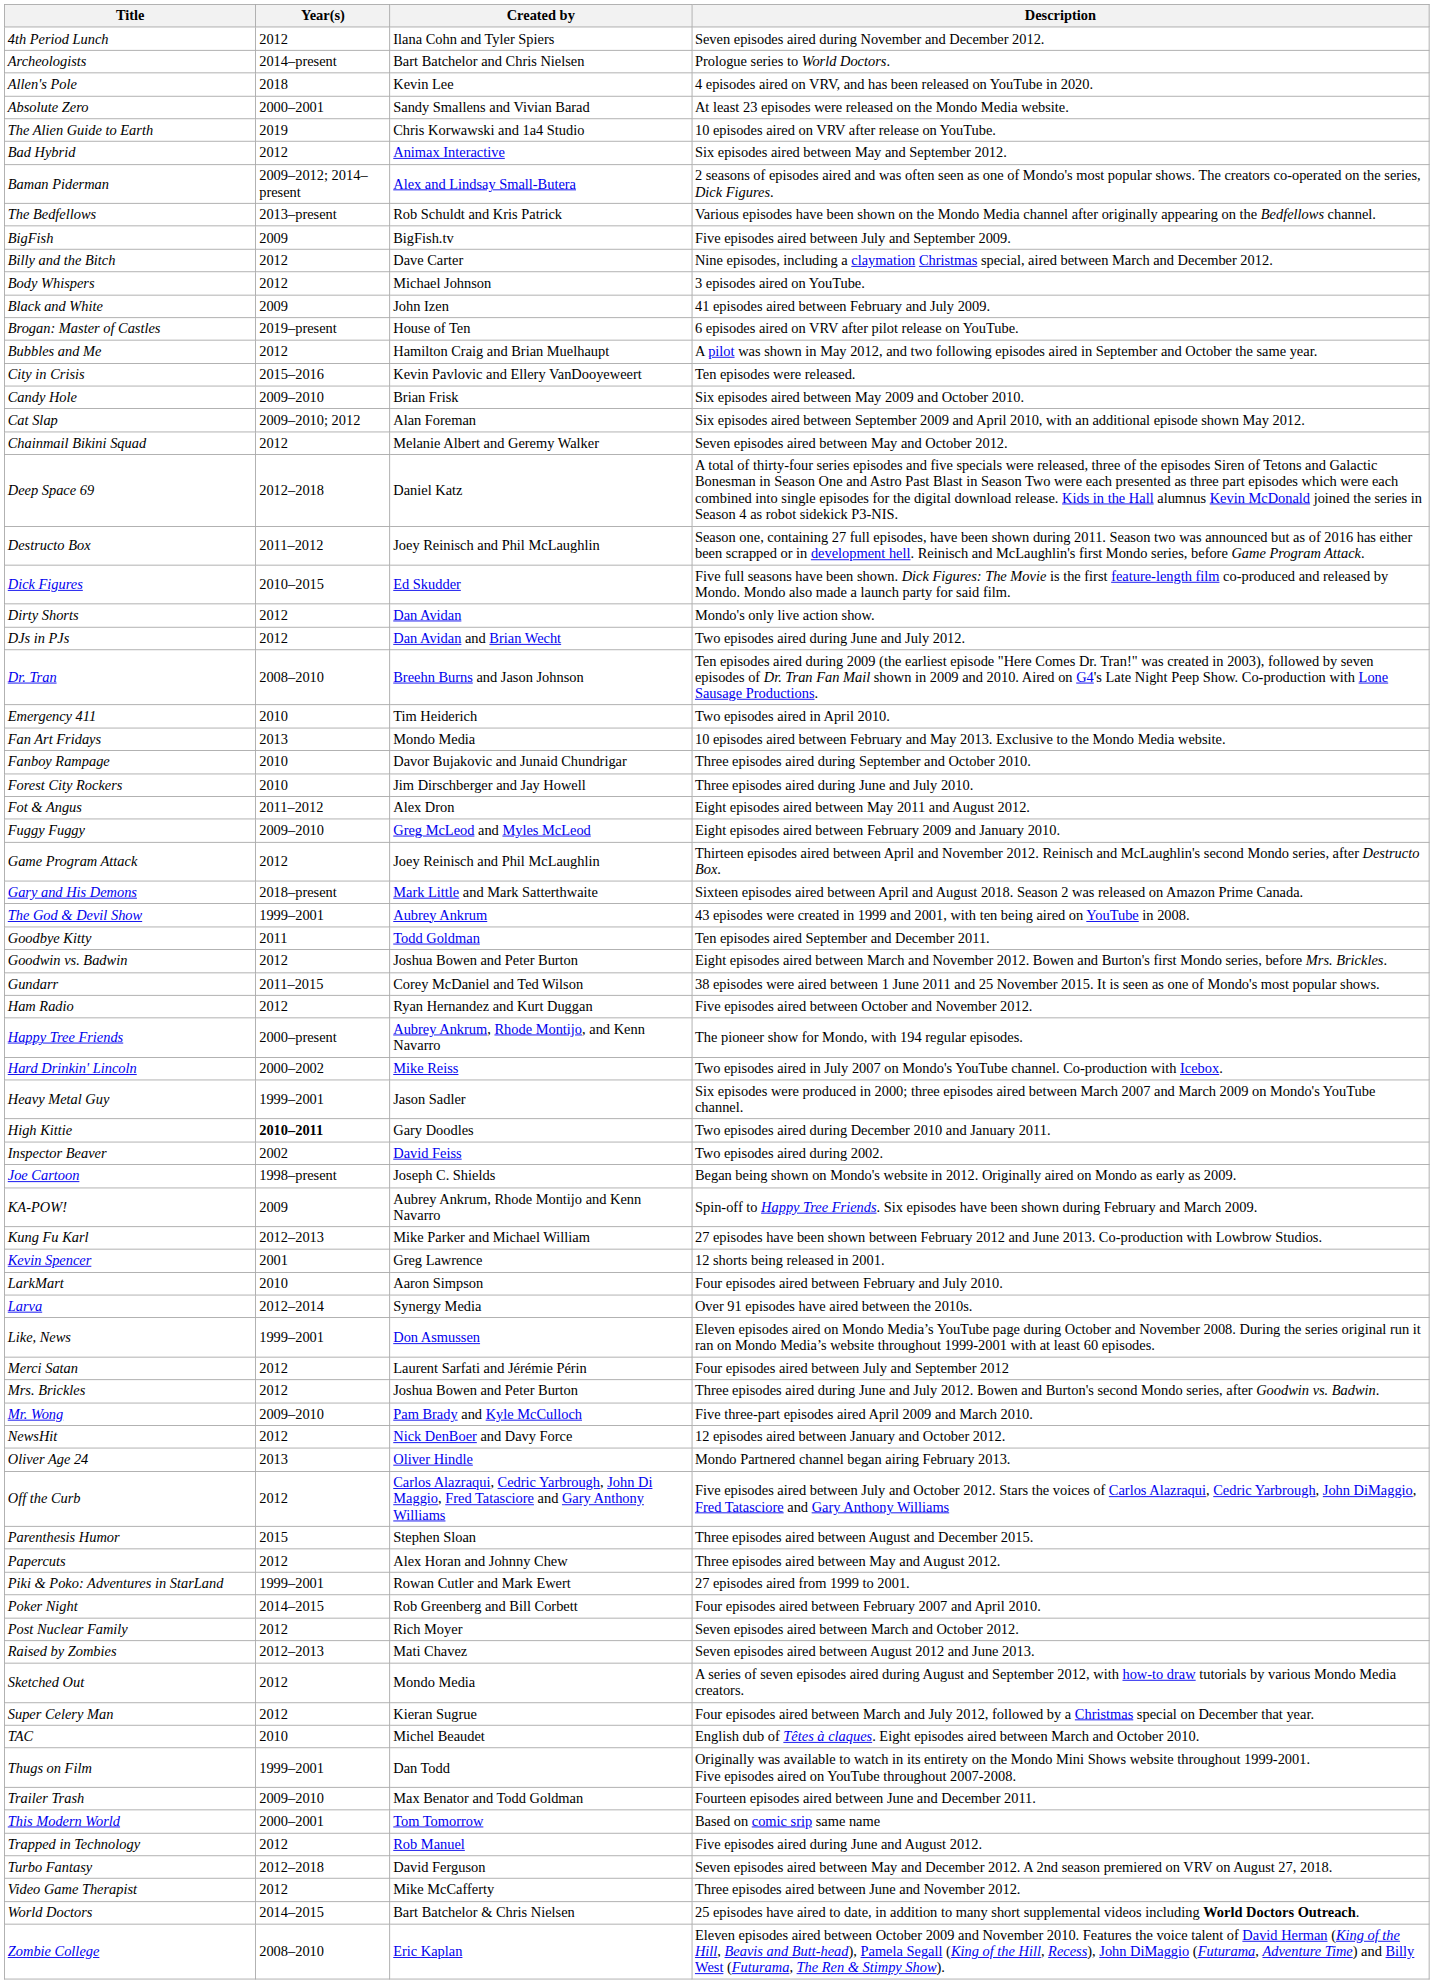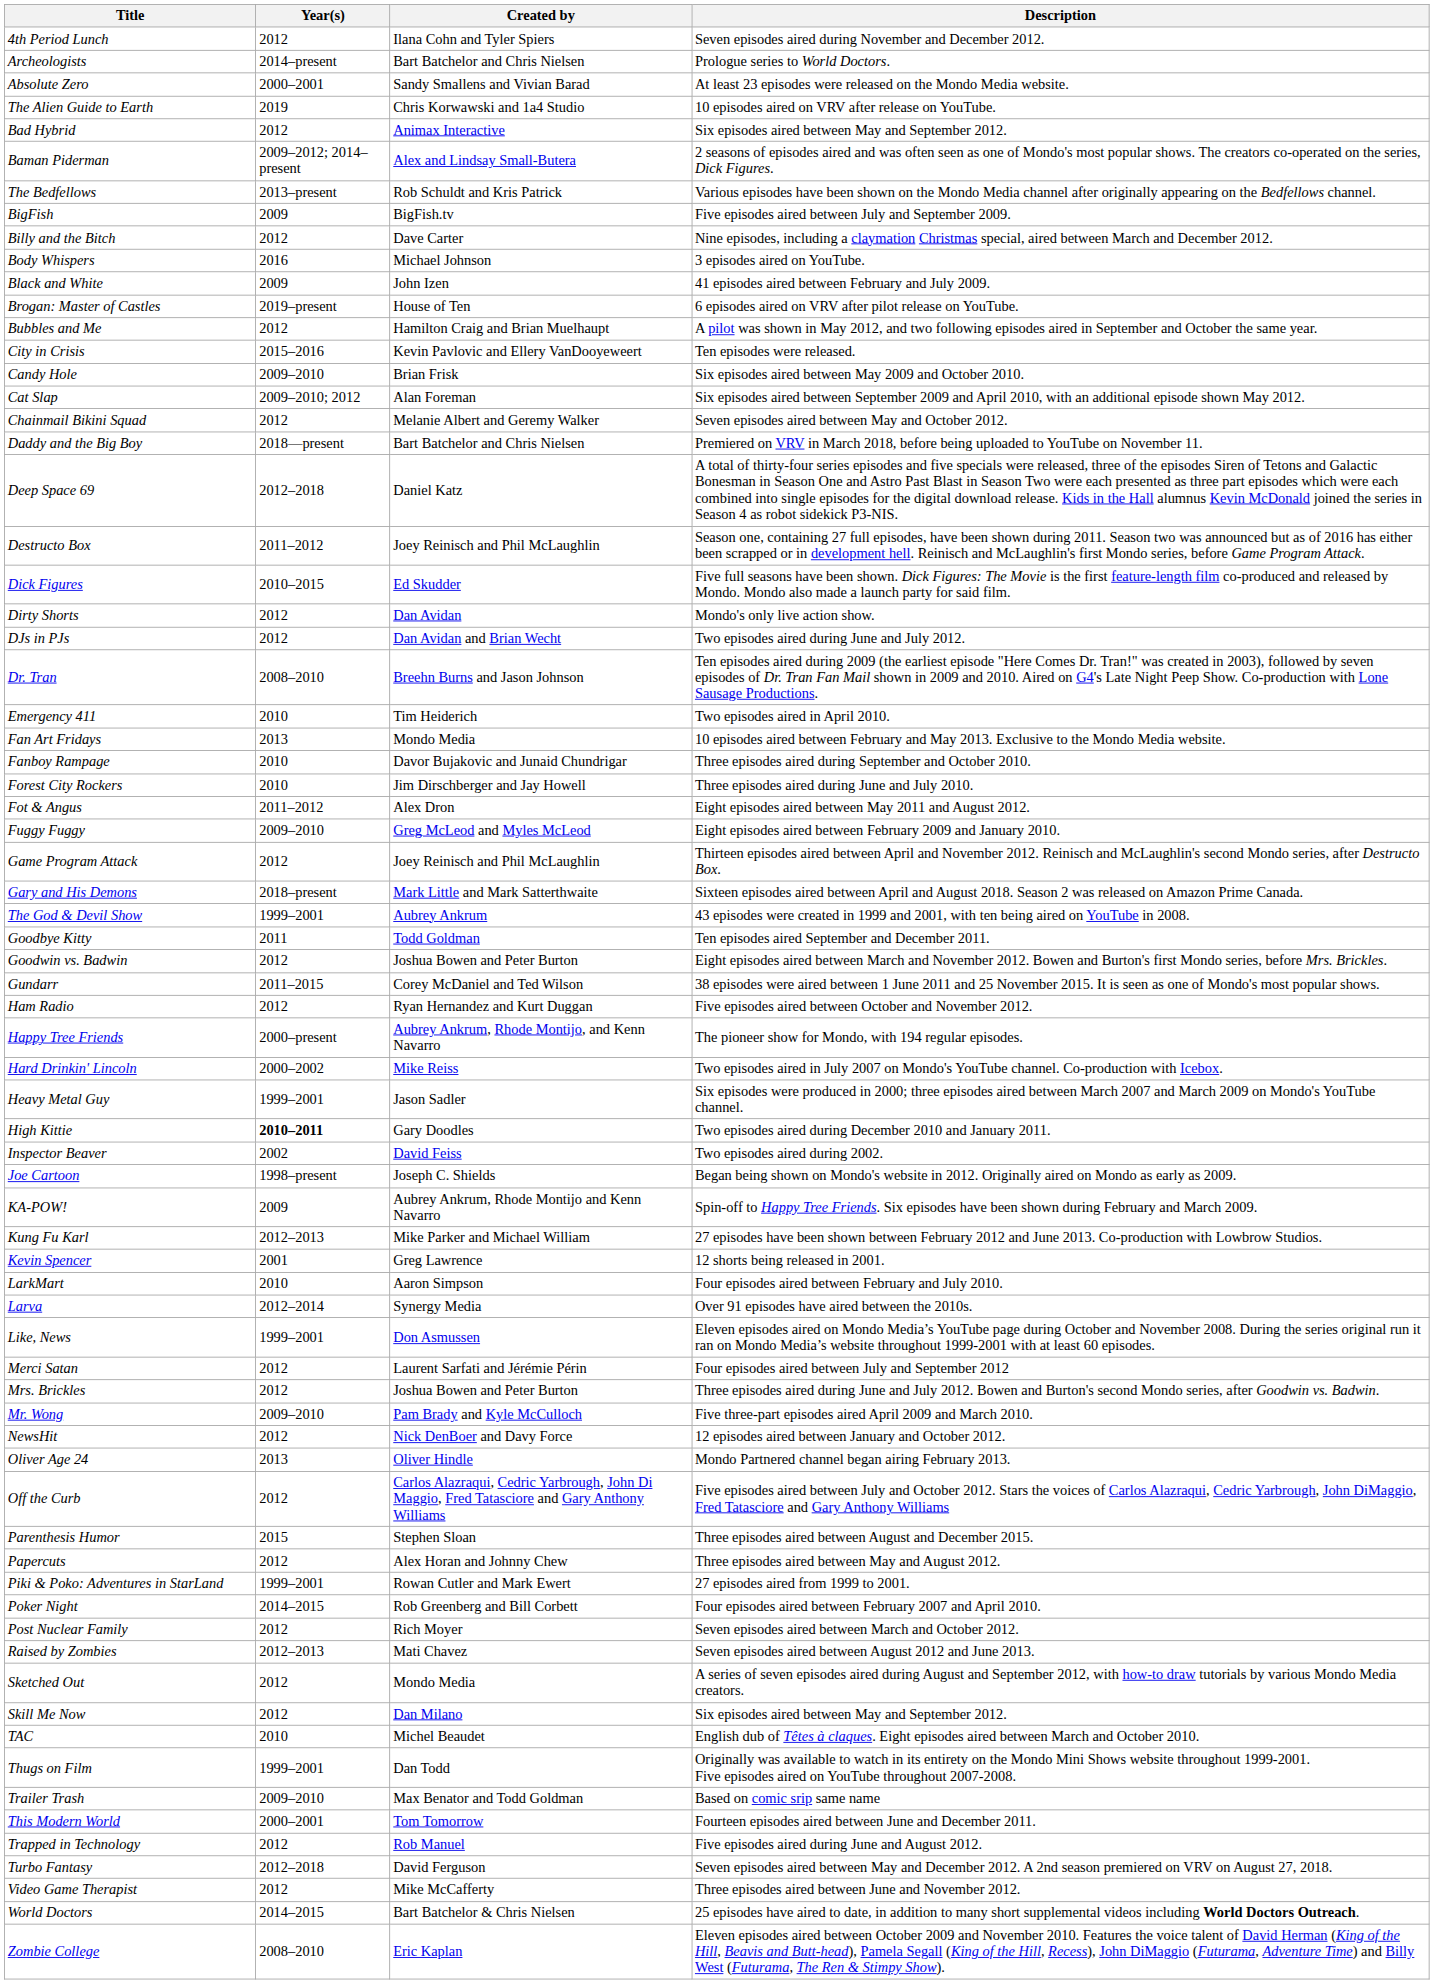- row: (42, 84)
(274, 283) 2012 -> (274, 260) 2016
+ row: (75, 443)
+ row: (47, 1713)
- row: (61, 1713)
(865, 1798) Fourteen episodes aired between June and December 2011. -> (788, 1798) Based on comic srip same name
(788, 1821) Based on comic srip same name -> (865, 1821) Fourteen episodes aired between June and December 2011.
